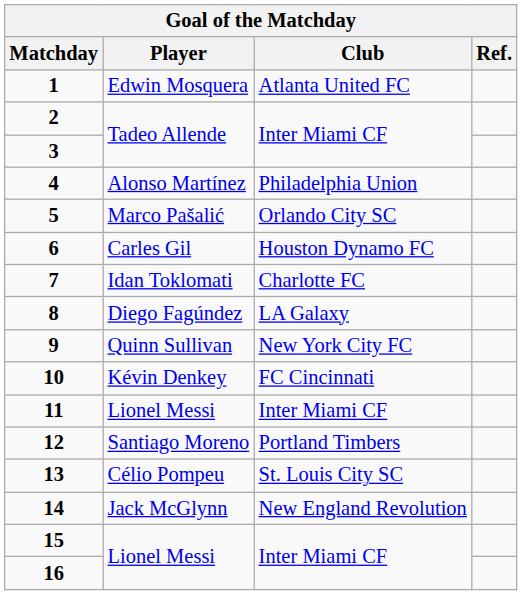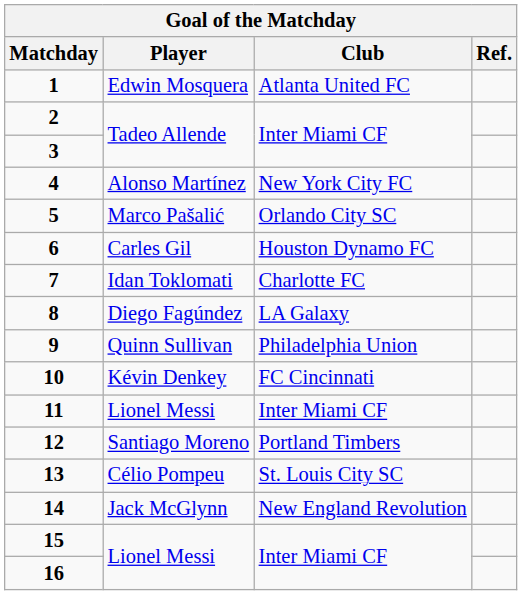(338, 183) Philadelphia Union -> (335, 183) New York City FC
(335, 345) New York City FC -> (338, 345) Philadelphia Union
